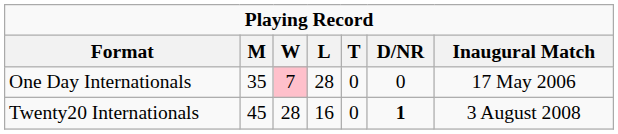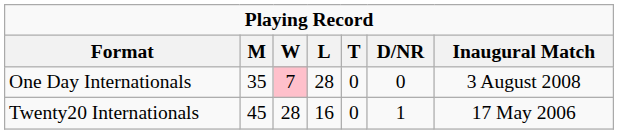(524, 81) 17 May 2006 -> (524, 81) 3 August 2008
(401, 112) bold -> (401, 112) normal
(524, 112) 3 August 2008 -> (524, 112) 17 May 2006
